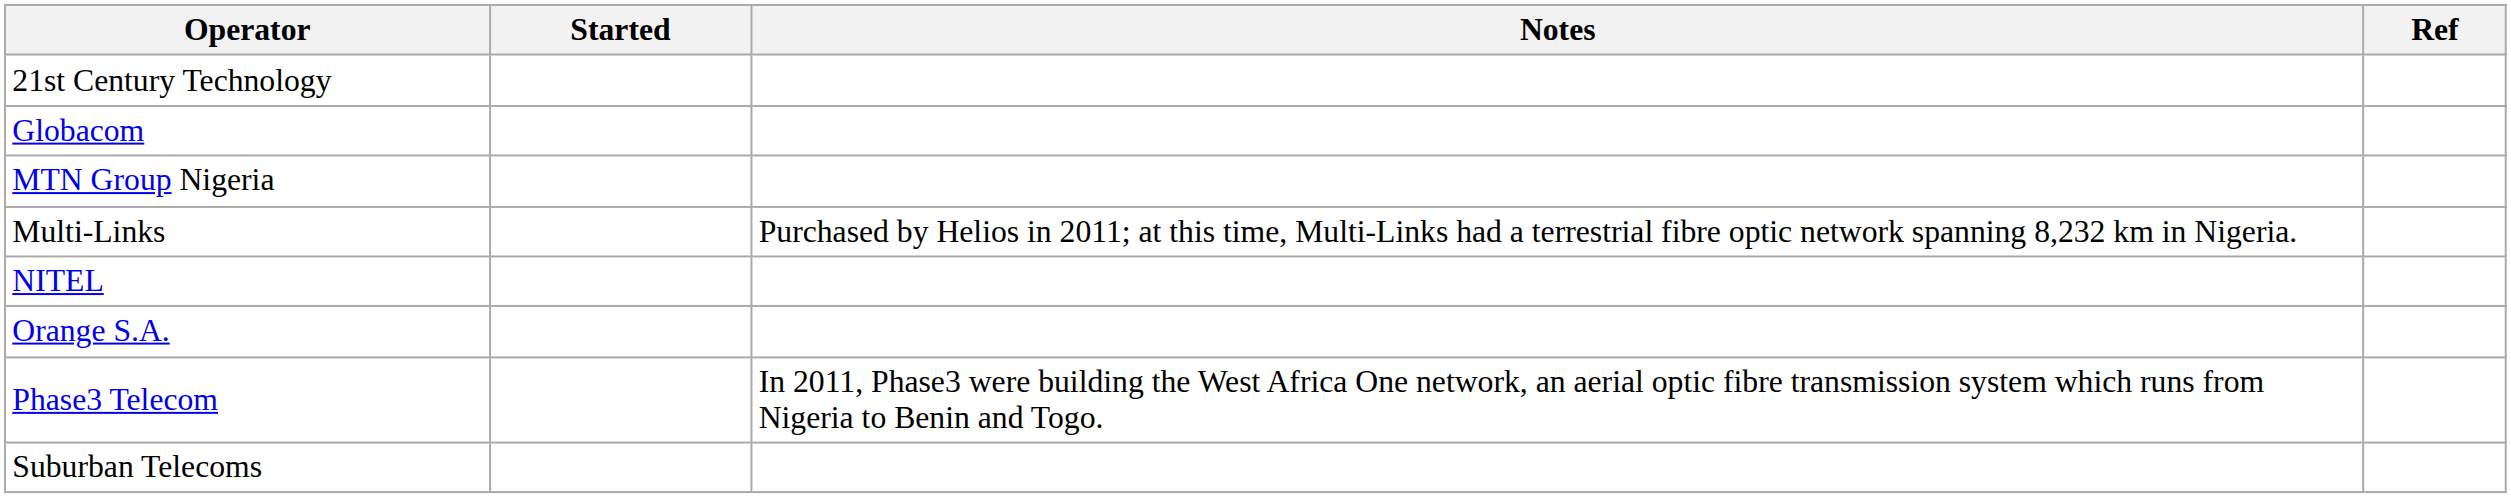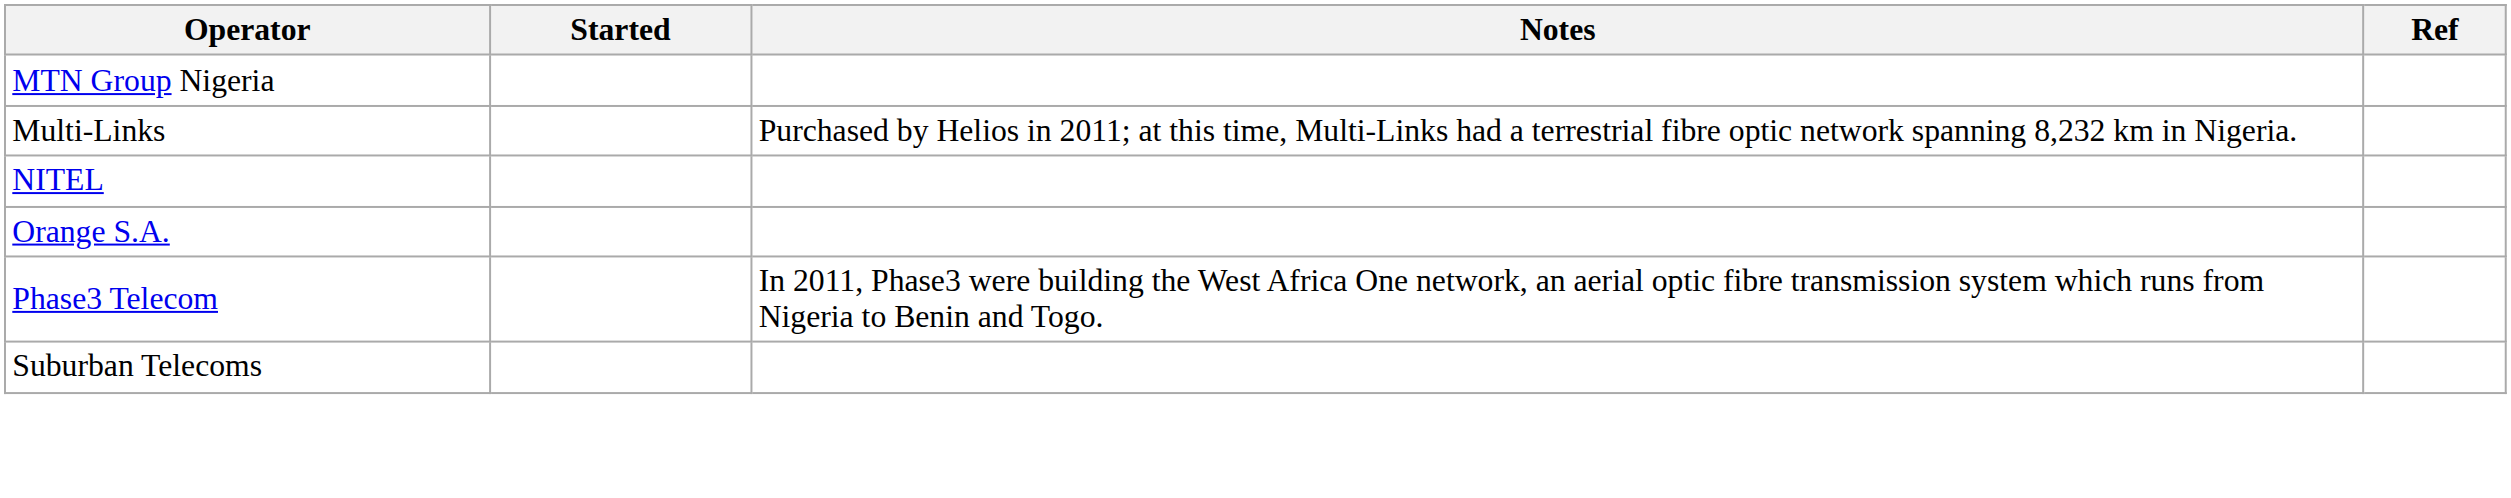- row: (172, 79)
- row: (78, 130)
